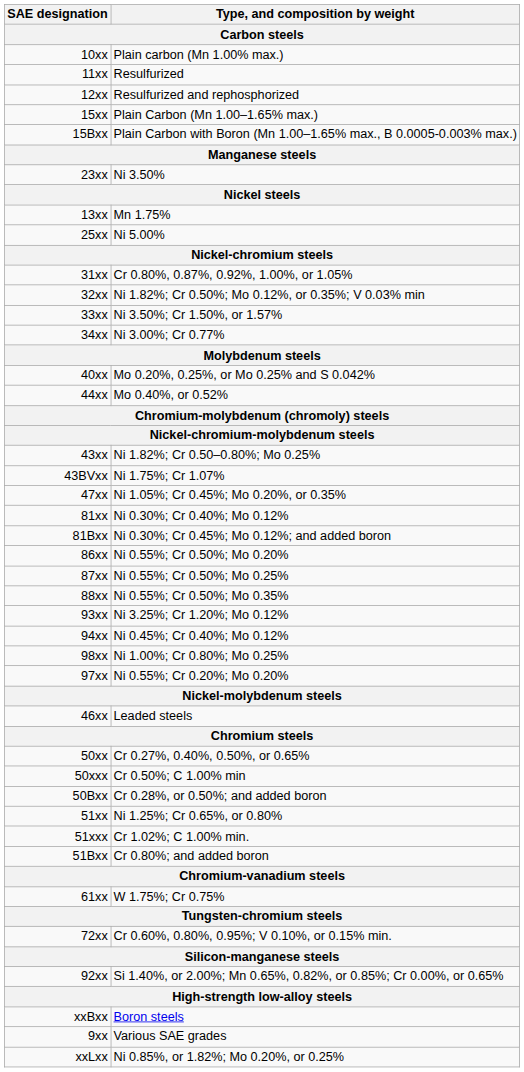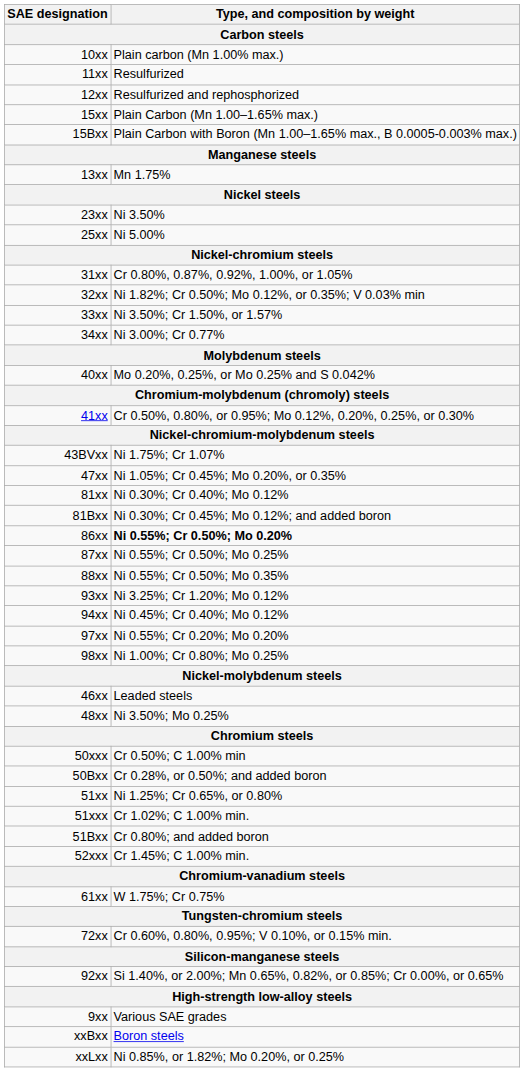rows swapped: (94, 214) <-> (94, 174)
- row: (94, 395)
+ row: (94, 415)
- row: (94, 455)
(201, 555) normal -> (203, 535) bold
rows swapped: (94, 676) <-> (94, 656)
+ row: (94, 716)
- row: (94, 756)
+ row: (91, 856)
rows swapped: (98, 1036) <-> (91, 1016)
